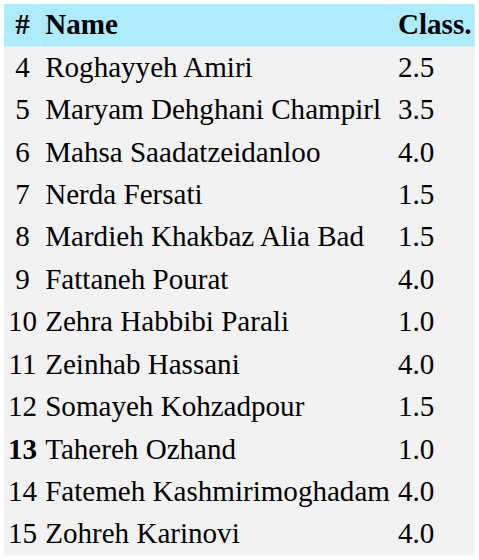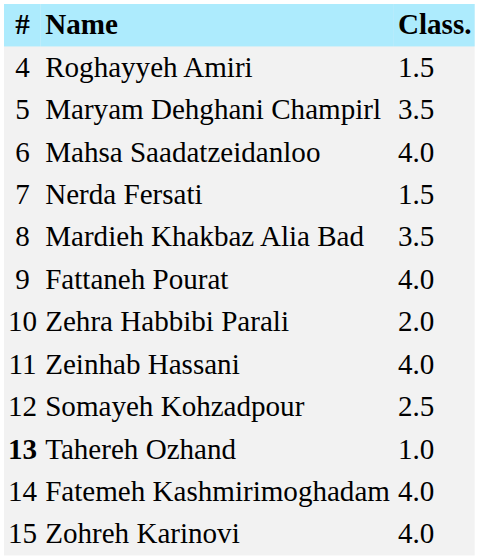(416, 67) 2.5 -> (416, 67) 1.5
(416, 236) 1.5 -> (416, 236) 3.5
(416, 321) 1.0 -> (416, 321) 2.0
(416, 406) 1.5 -> (416, 406) 2.5
